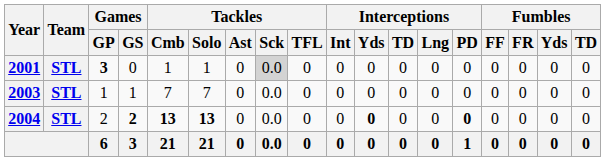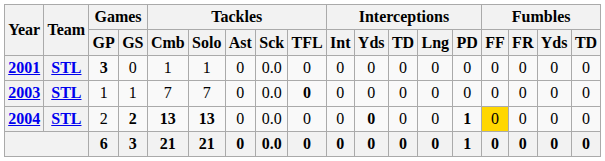(272, 67) lightgrey background -> (272, 67) no background
(307, 93) normal -> (307, 93) bold
(467, 118) 0 -> (467, 118) 1
(495, 118) no background -> (495, 118) gold background
